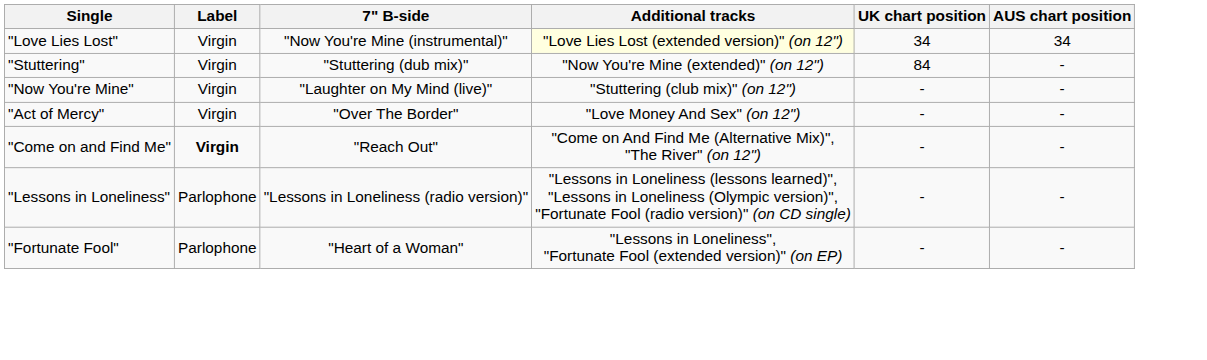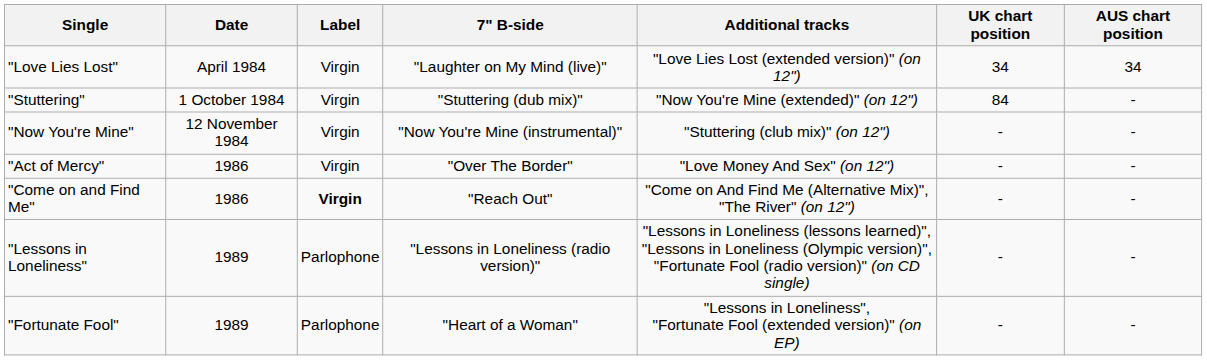+ column: (232, 25)
(396, 41) "Now You're Mine (instrumental)" -> (510, 66) "Laughter on My Mind (live)"
(693, 41) lightyellow background -> (787, 66) no background
(396, 89) "Laughter on My Mind (live)" -> (510, 132) "Now You're Mine (instrumental)"
